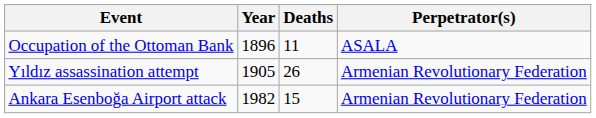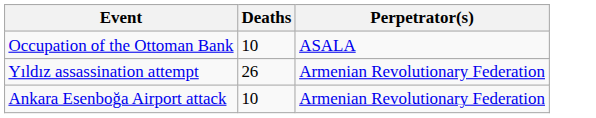- column: (258, 17)
(291, 44) 11 -> (250, 44) 10
(292, 98) 15 -> (250, 98) 10
